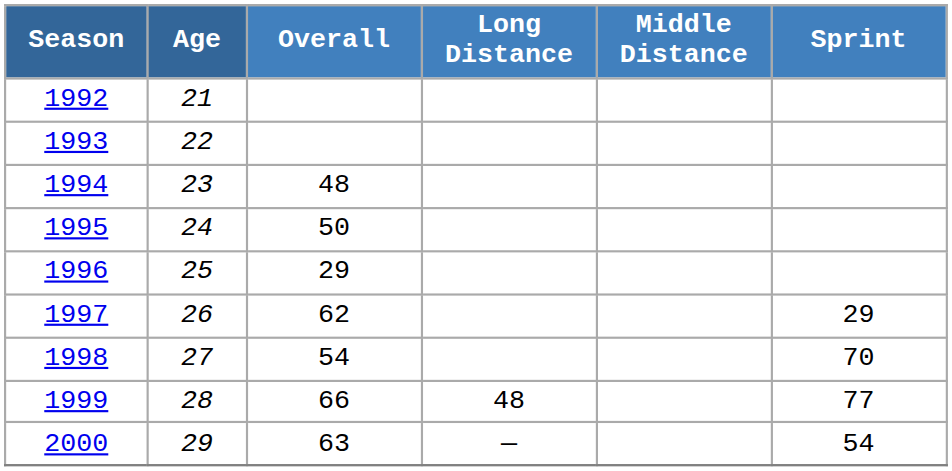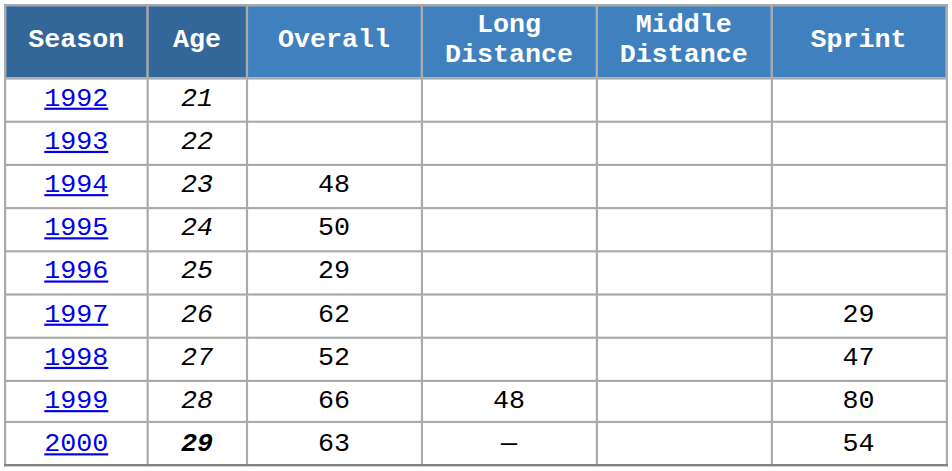(334, 359) 54 -> (334, 359) 52
(859, 359) 70 -> (859, 359) 47
(859, 402) 77 -> (859, 402) 80
(197, 445) normal -> (197, 445) bold
